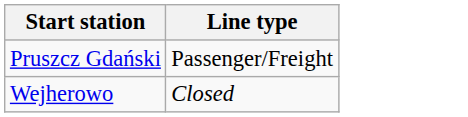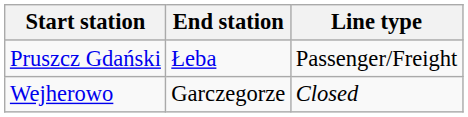+ column: (228, 22)
